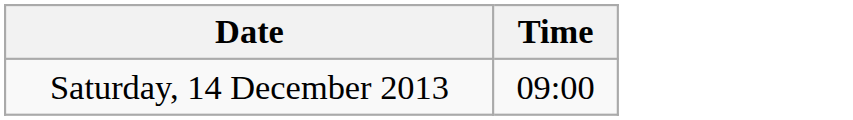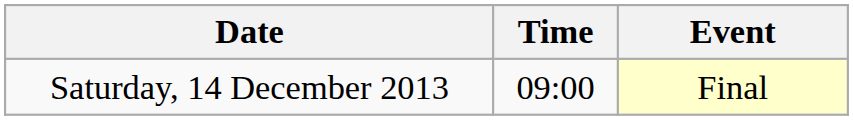+ column: (733, 31)
